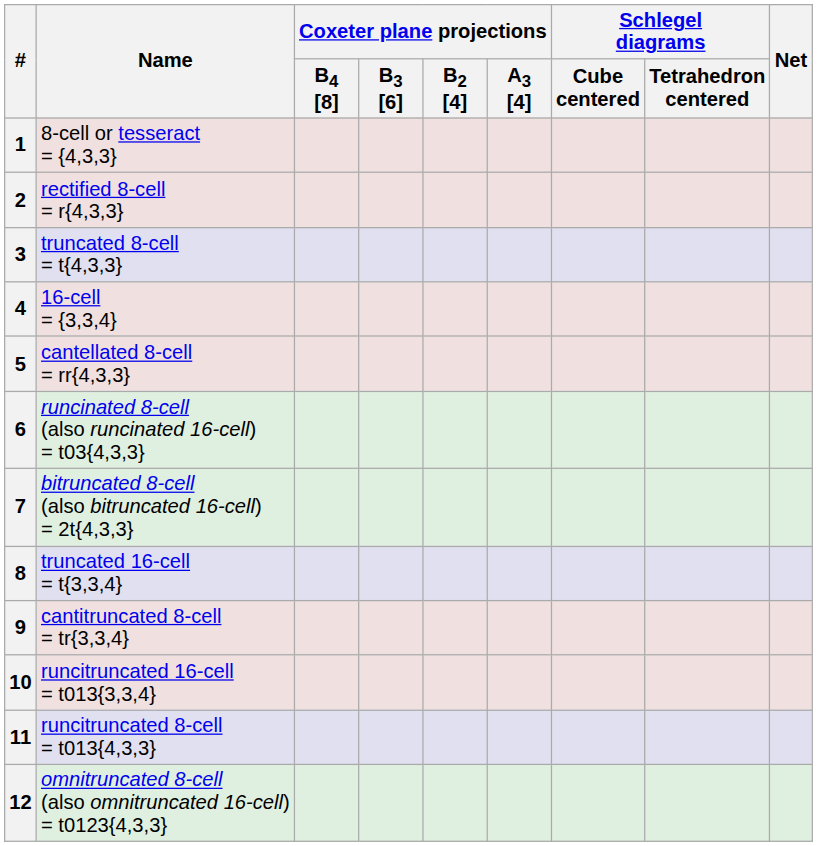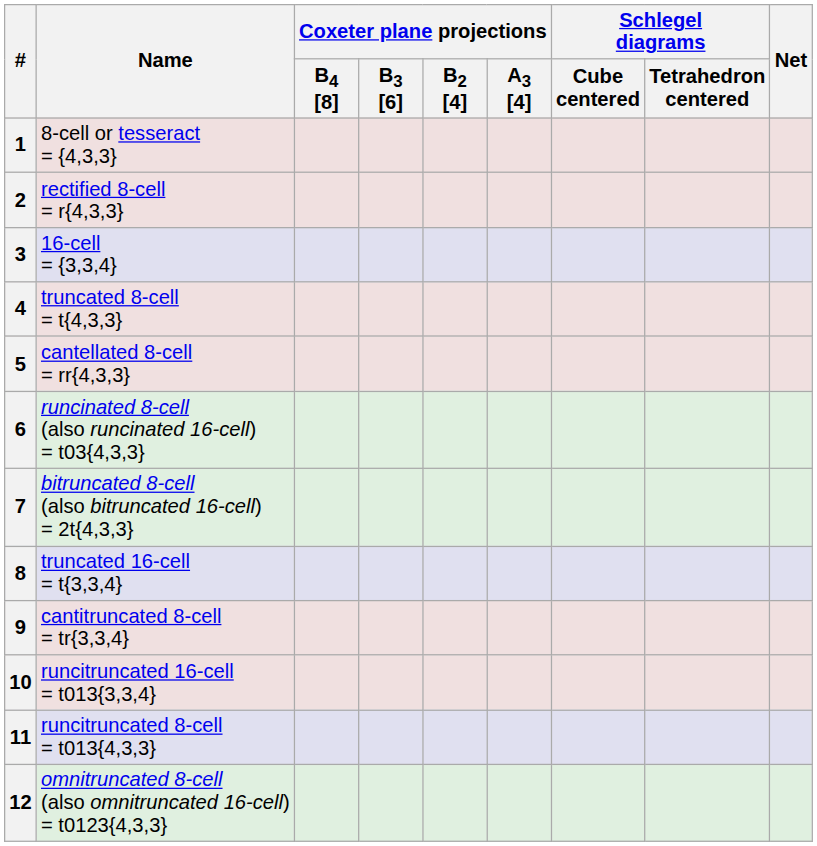(110, 254) truncated 8-cell = t{4,3,3} -> (79, 254) 16-cell = {3,3,4}
(79, 309) 16-cell = {3,3,4} -> (110, 309) truncated 8-cell = t{4,3,3}
